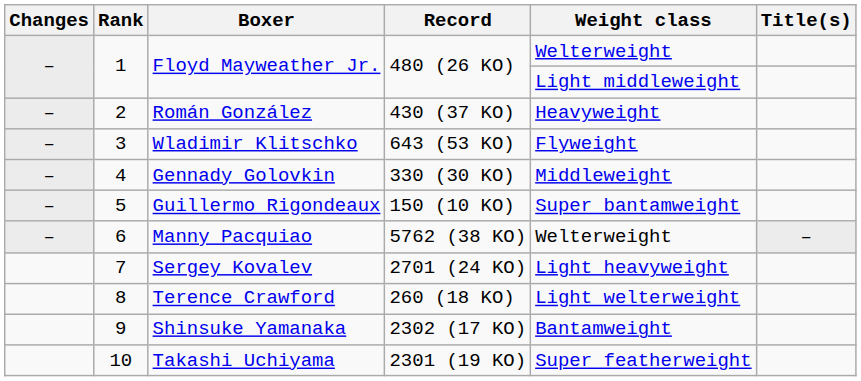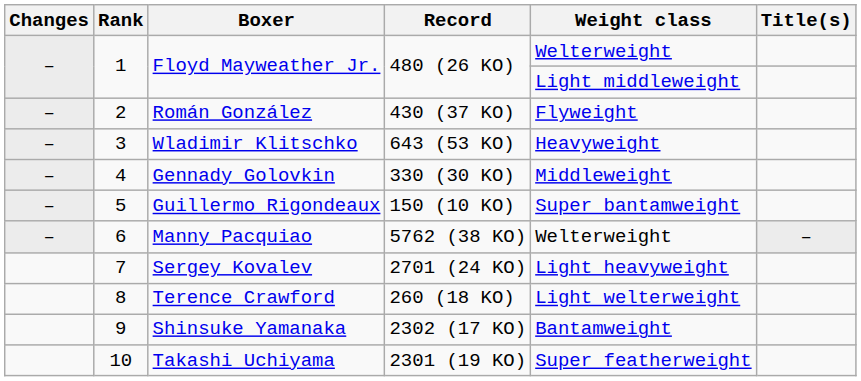(598, 113) Heavyweight -> (586, 113) Flyweight
(586, 144) Flyweight -> (598, 144) Heavyweight
